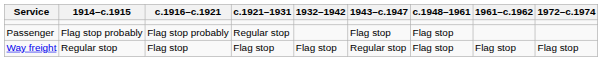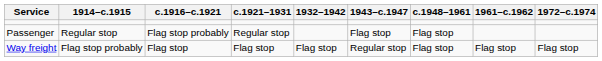(102, 32) Flag stop probably -> (89, 32) Regular stop
(89, 48) Regular stop -> (102, 48) Flag stop probably
